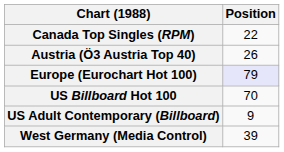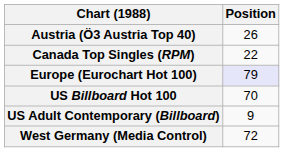rows swapped: (113, 55) <-> (113, 34)
(251, 136) 39 -> (251, 136) 72
